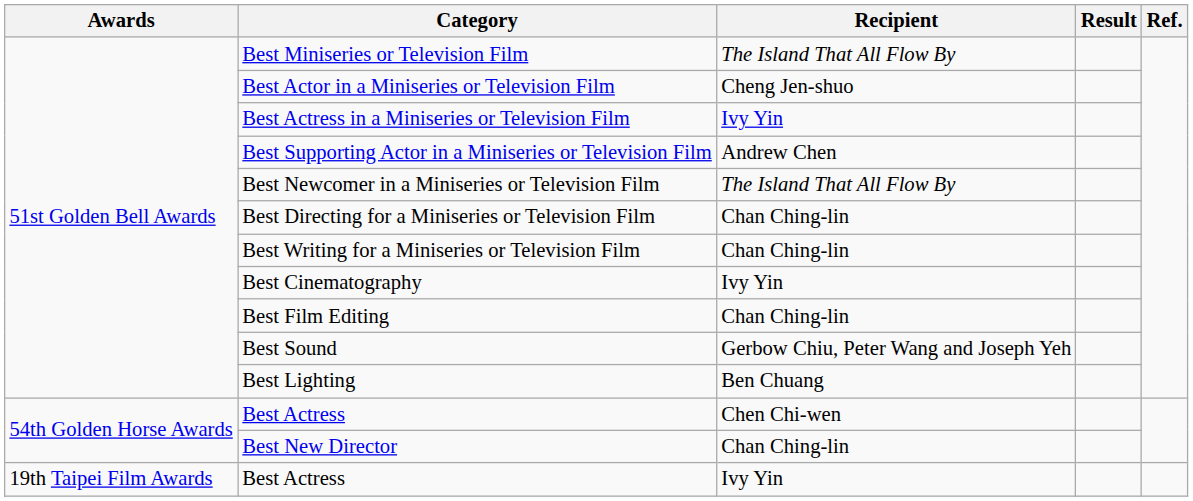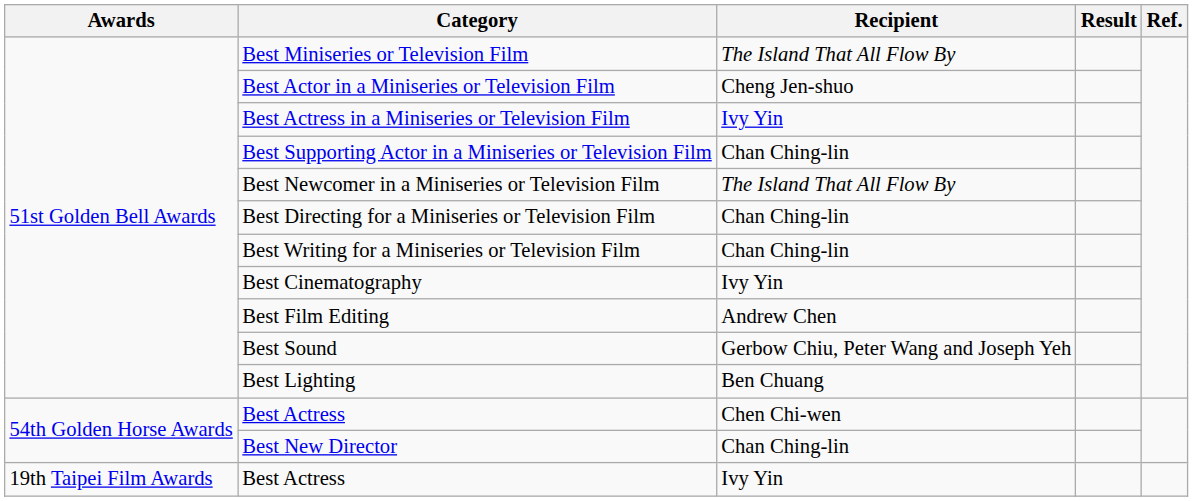(779, 151) Andrew Chen -> (785, 151) Chan Ching-lin
(785, 315) Chan Ching-lin -> (779, 315) Andrew Chen
